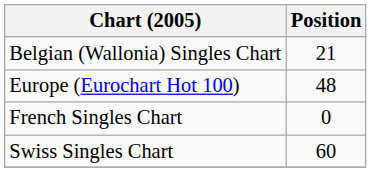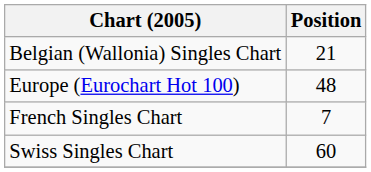(326, 118) 0 -> (326, 118) 7
